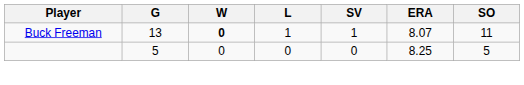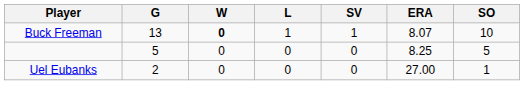(487, 32) 11 -> (487, 32) 10
+ row: (63, 70)
